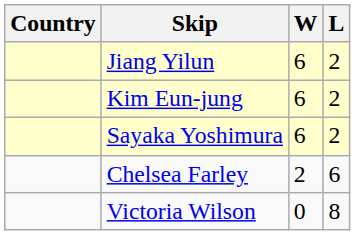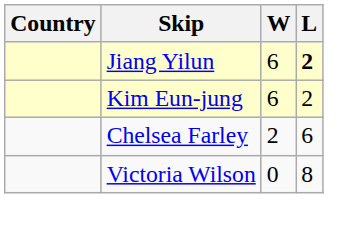(334, 60) normal -> (307, 60) bold
- row: (195, 135)
